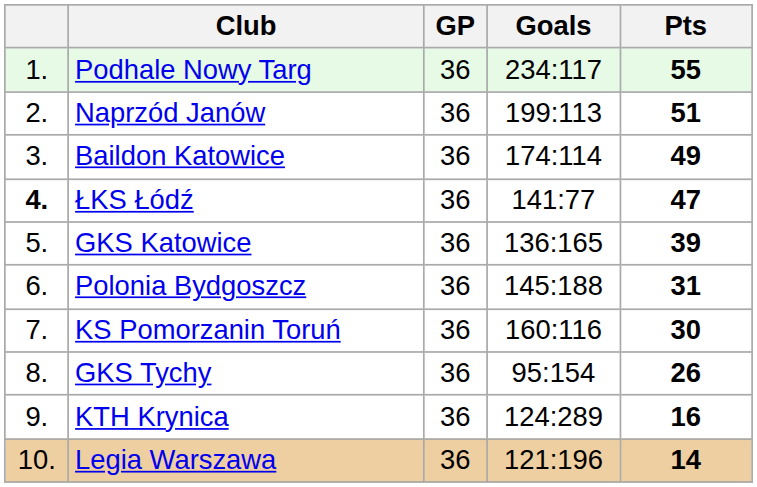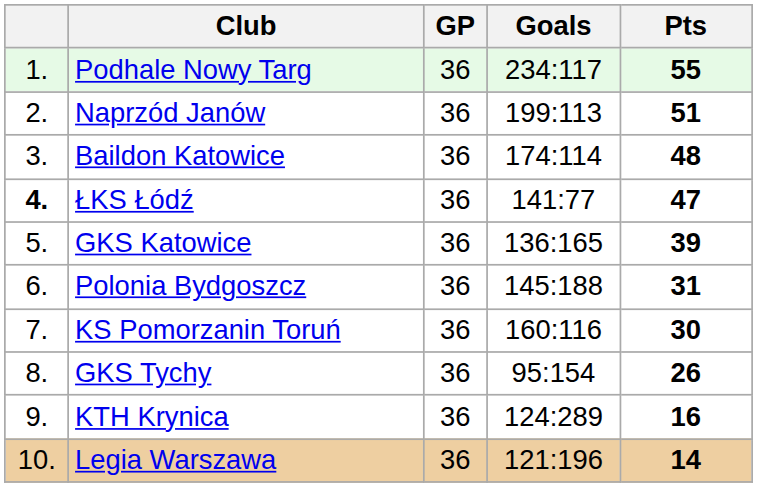(686, 156) 49 -> (686, 156) 48
